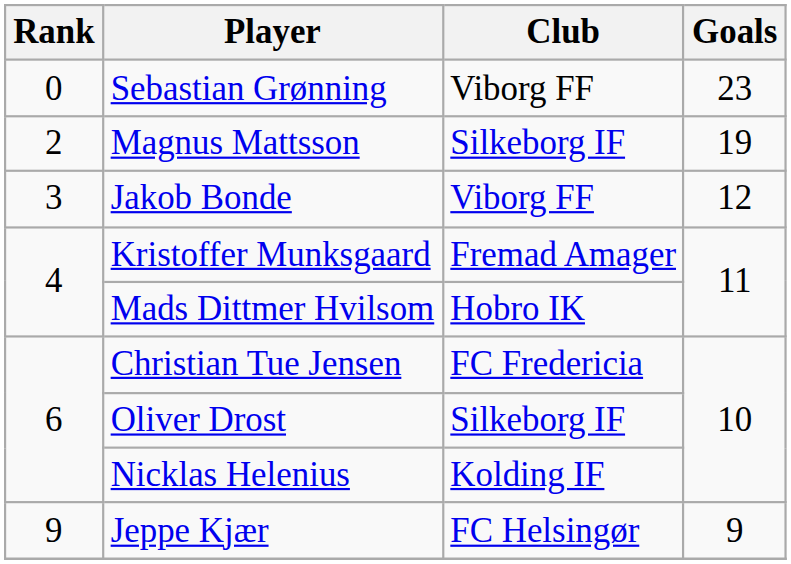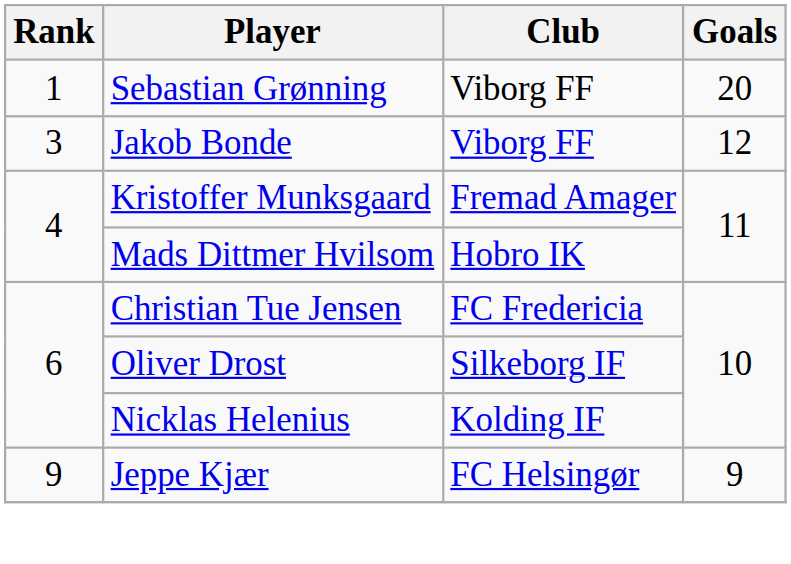(54, 87) 0 -> (54, 87) 1
(735, 87) 23 -> (735, 87) 20
- row: (235, 142)
